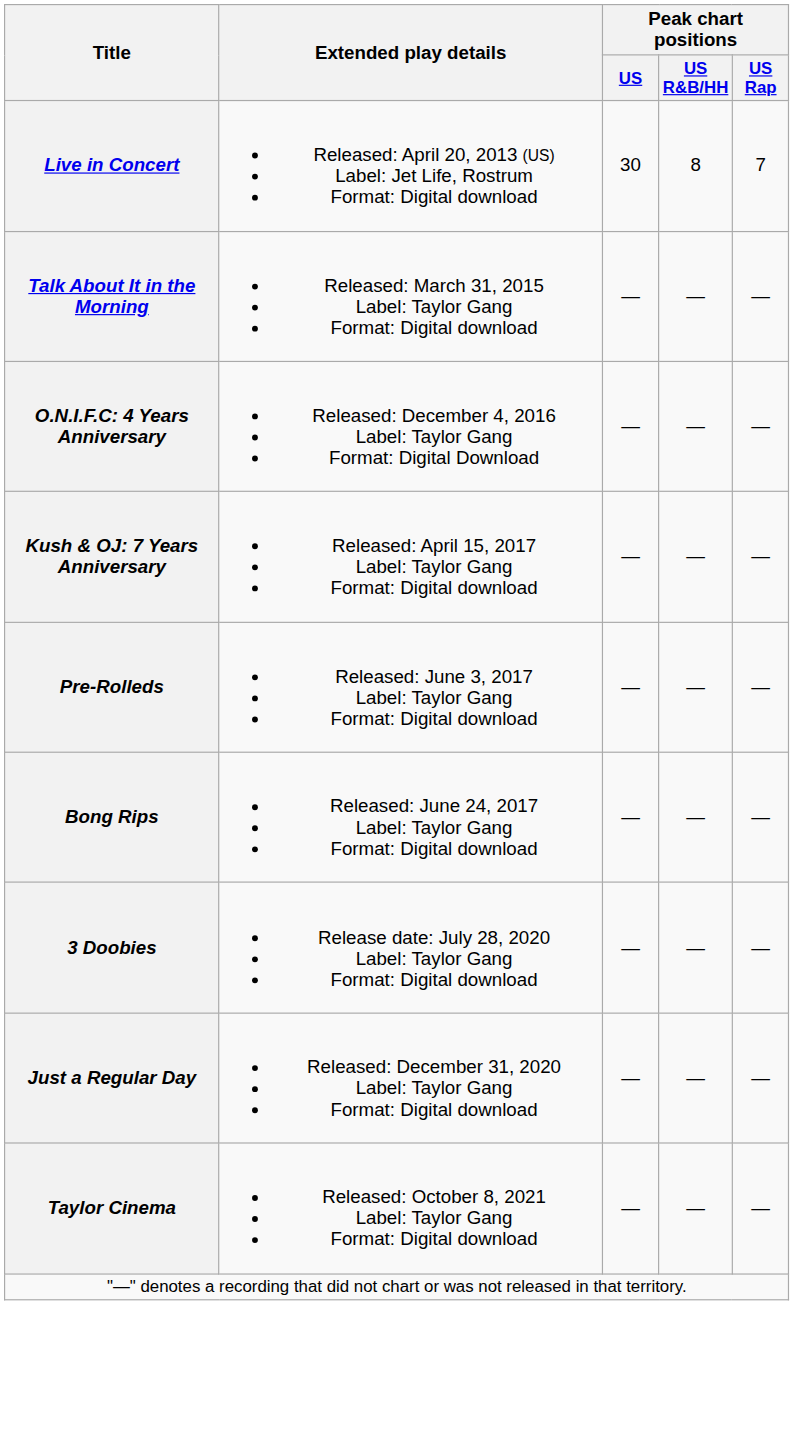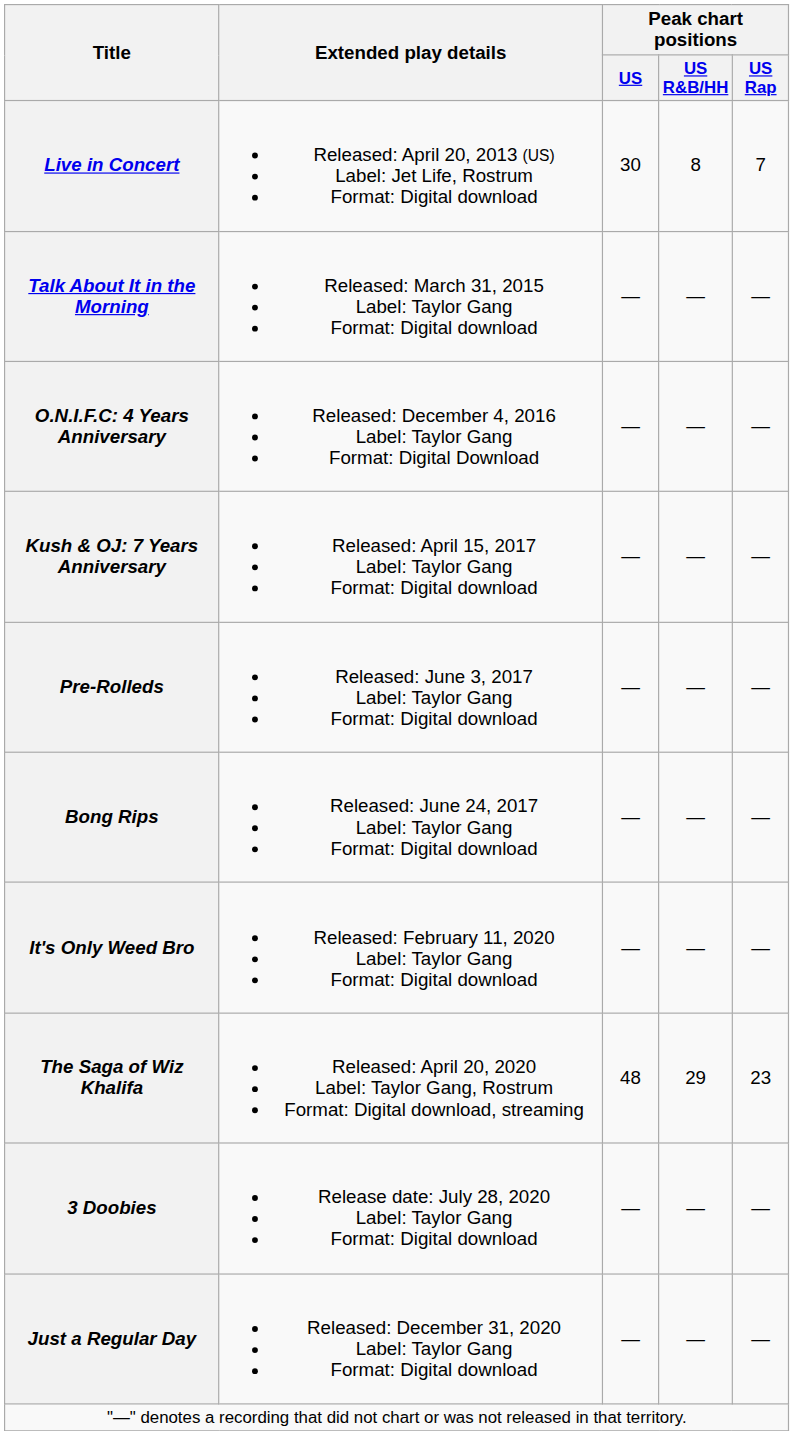+ row: (112, 947)
+ row: (112, 1077)
- row: (112, 1208)
